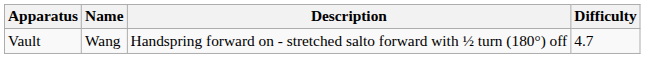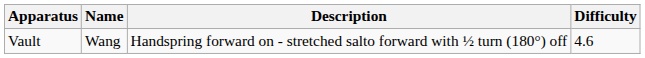(584, 41) 4.7 -> (584, 41) 4.6
